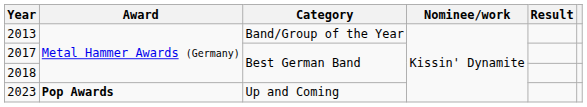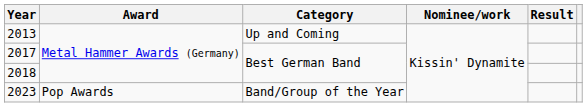(325, 34) Band/Group of the Year -> (292, 34) Up and Coming
(78, 92) bold -> (78, 92) normal
(292, 92) Up and Coming -> (325, 92) Band/Group of the Year
